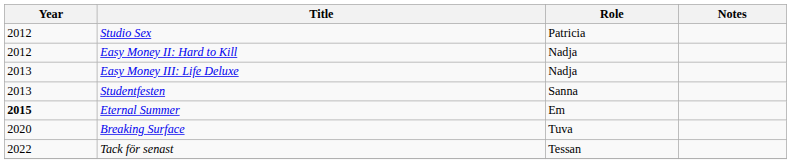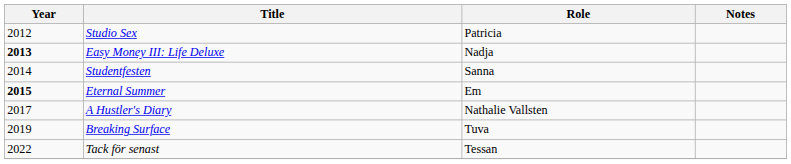- row: (169, 52)
(19, 71) normal -> (19, 52) bold
(19, 91) 2013 -> (19, 71) 2014
+ row: (129, 110)
(19, 129) 2020 -> (19, 129) 2019
